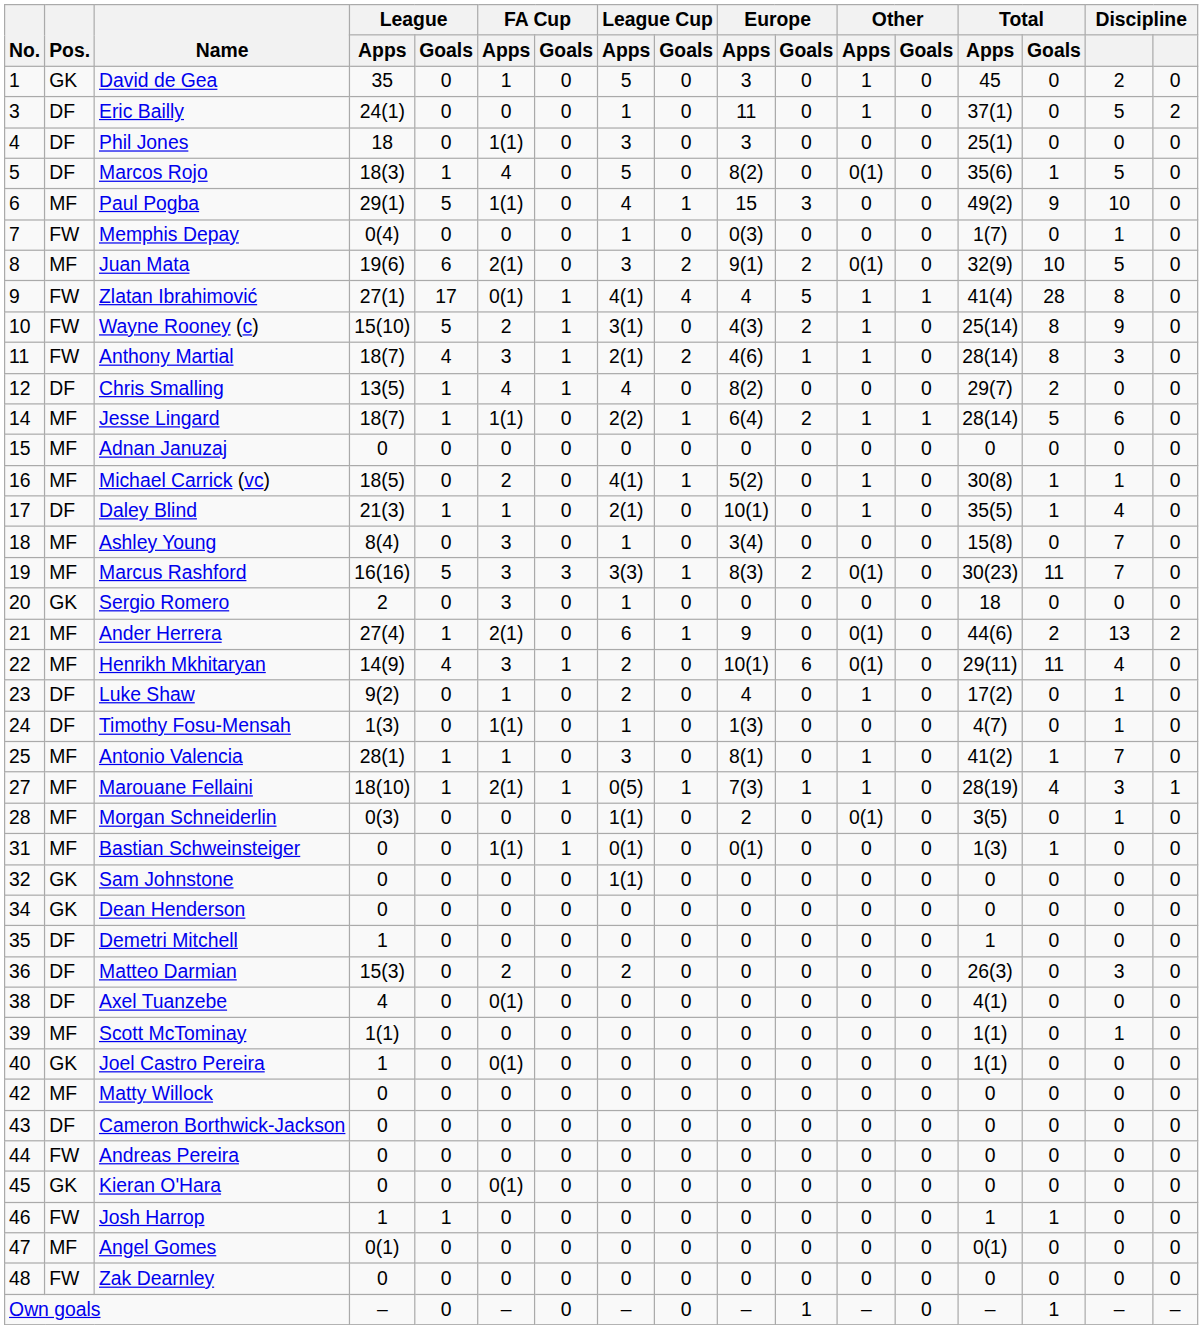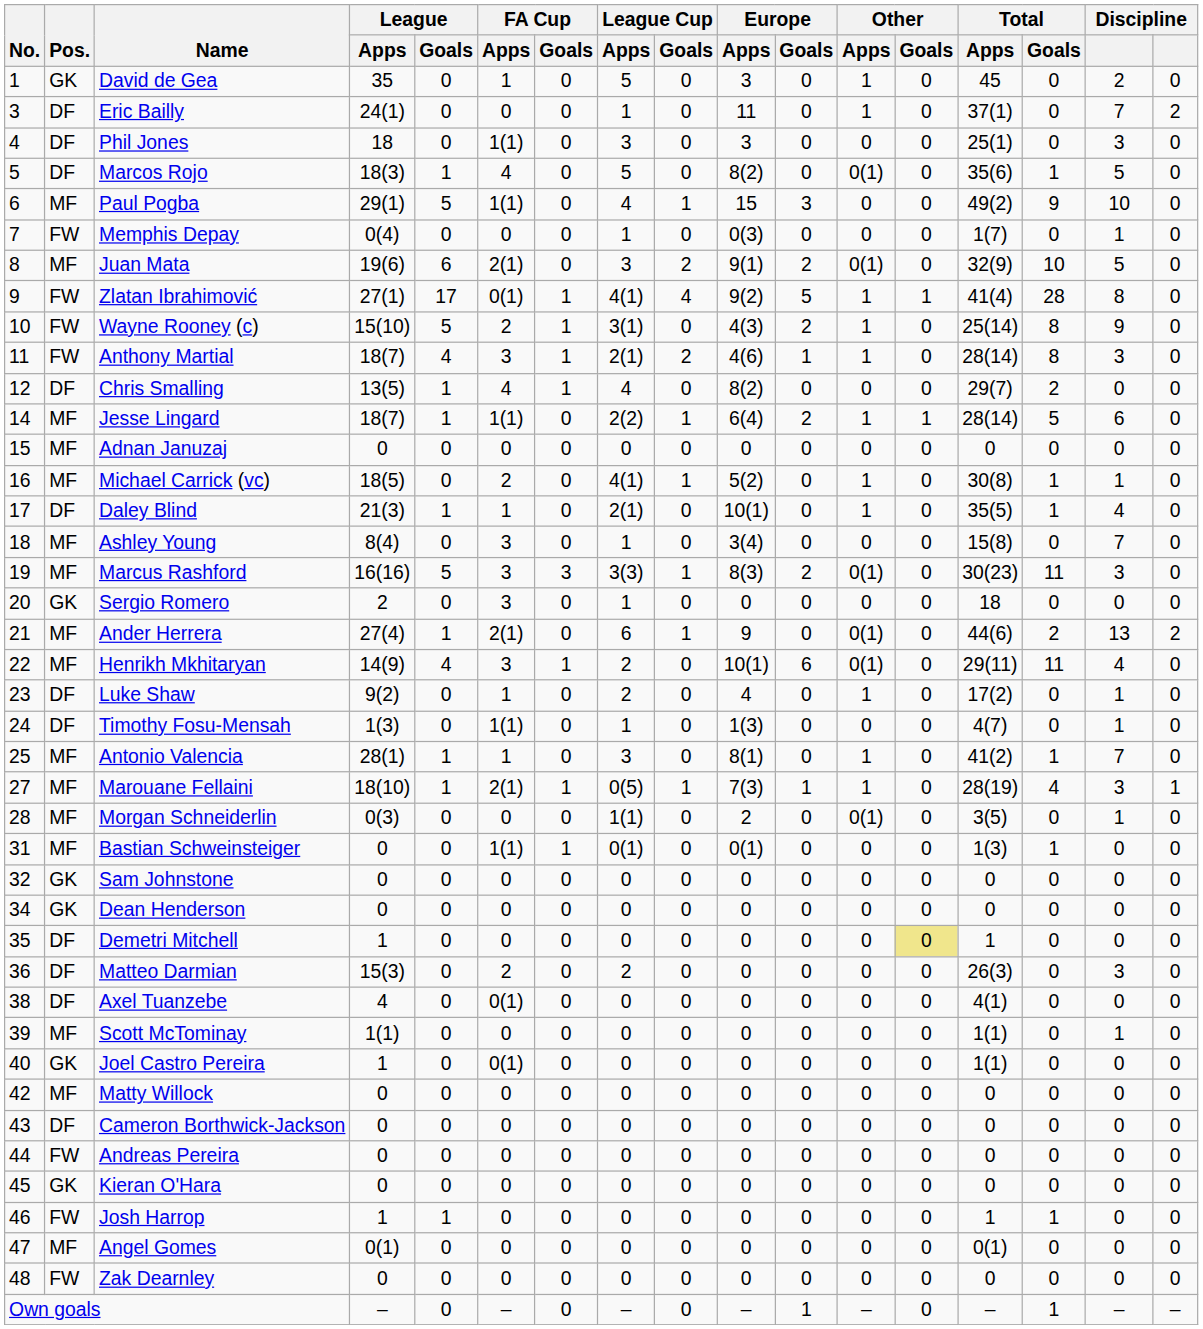(1119, 111) 5 -> (1119, 111) 7
(1119, 142) 0 -> (1119, 142) 3
(746, 296) 4 -> (746, 296) 9(2)
(1119, 572) 7 -> (1119, 572) 3
(626, 879) 1(1) -> (626, 879) 0
(926, 940) no background -> (926, 940) khaki background
(506, 1186) 0(1) -> (506, 1186) 0
